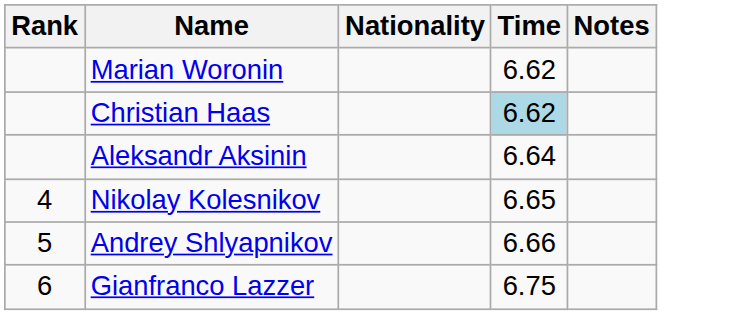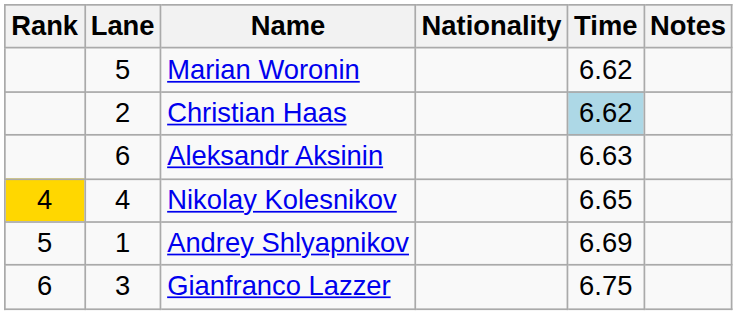+ column: (123, 26)
(529, 156) 6.64 -> (606, 156) 6.63
(45, 199) no background -> (45, 199) gold background
(529, 243) 6.66 -> (606, 243) 6.69
